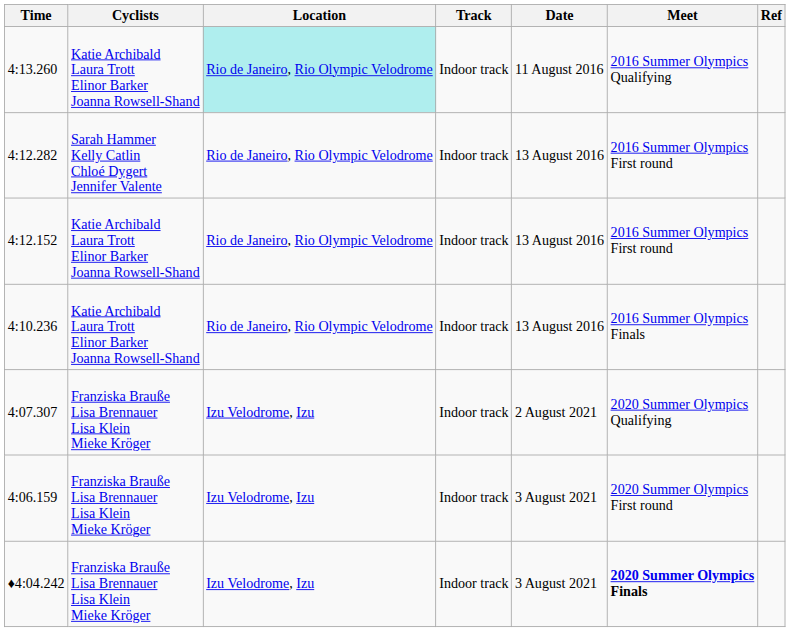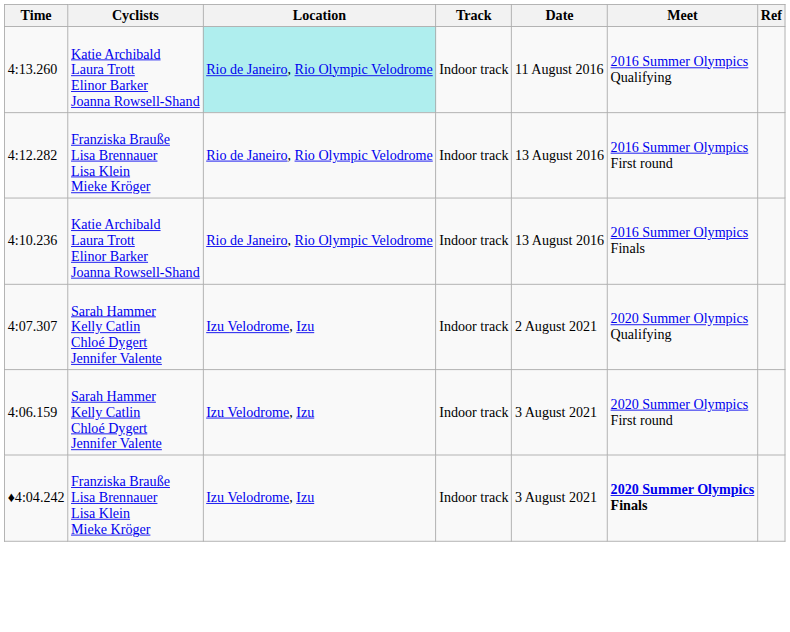(116, 163) Sarah Hammer Kelly Catlin Chloé Dygert Jennifer Valente -> (120, 163) Franziska Brauße Lisa Brennauer Lisa Klein Mieke Kröger
- row: (33, 241)
(120, 420) Franziska Brauße Lisa Brennauer Lisa Klein Mieke Kröger -> (116, 334) Sarah Hammer Kelly Catlin Chloé Dygert Jennifer Valente
(120, 506) Franziska Brauße Lisa Brennauer Lisa Klein Mieke Kröger -> (116, 420) Sarah Hammer Kelly Catlin Chloé Dygert Jennifer Valente
